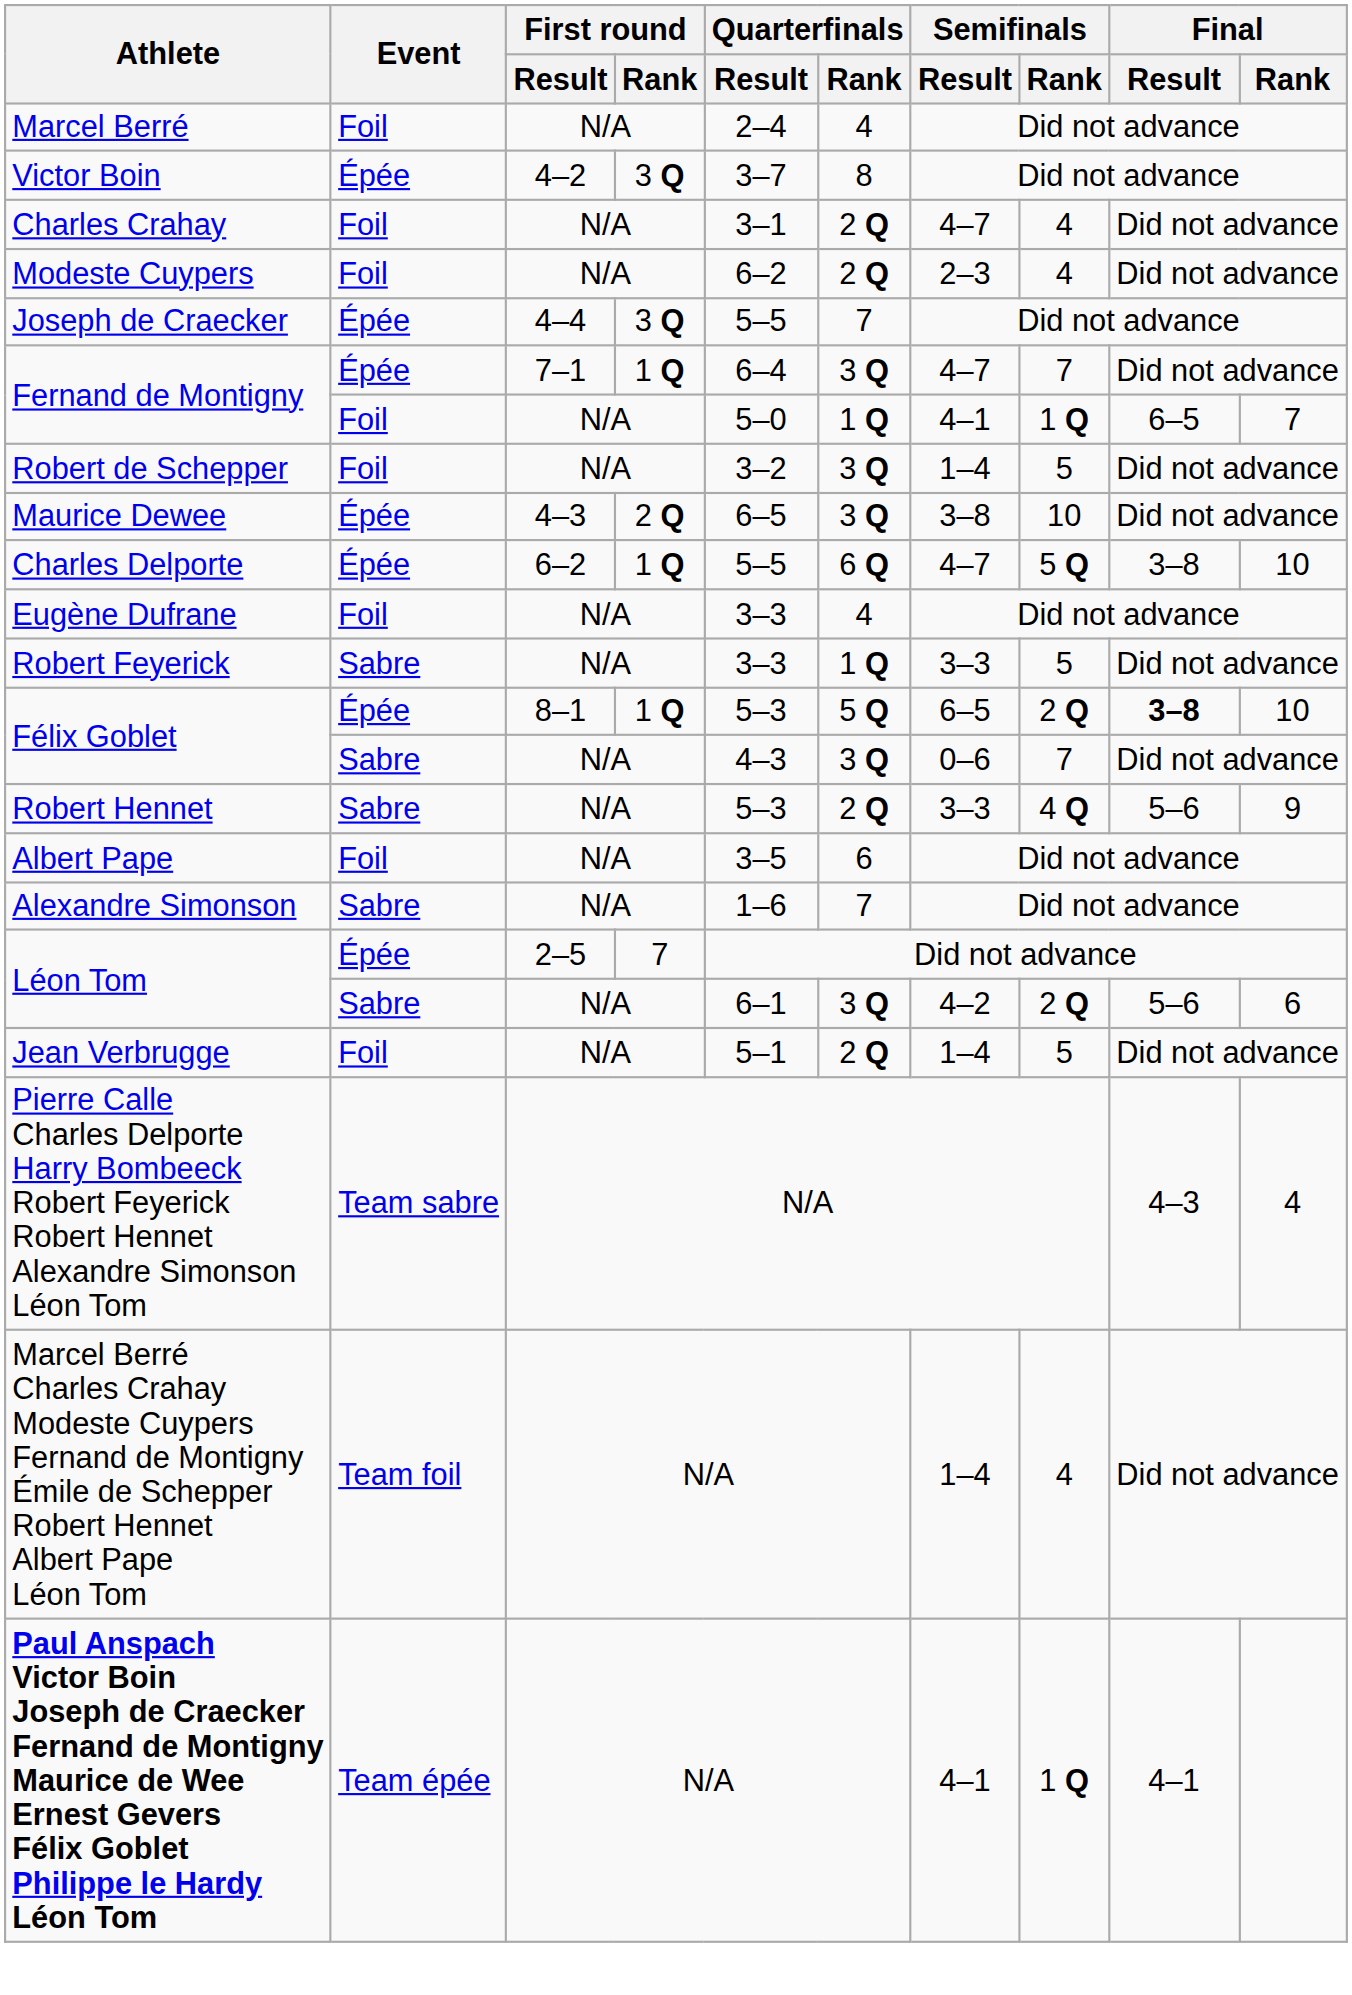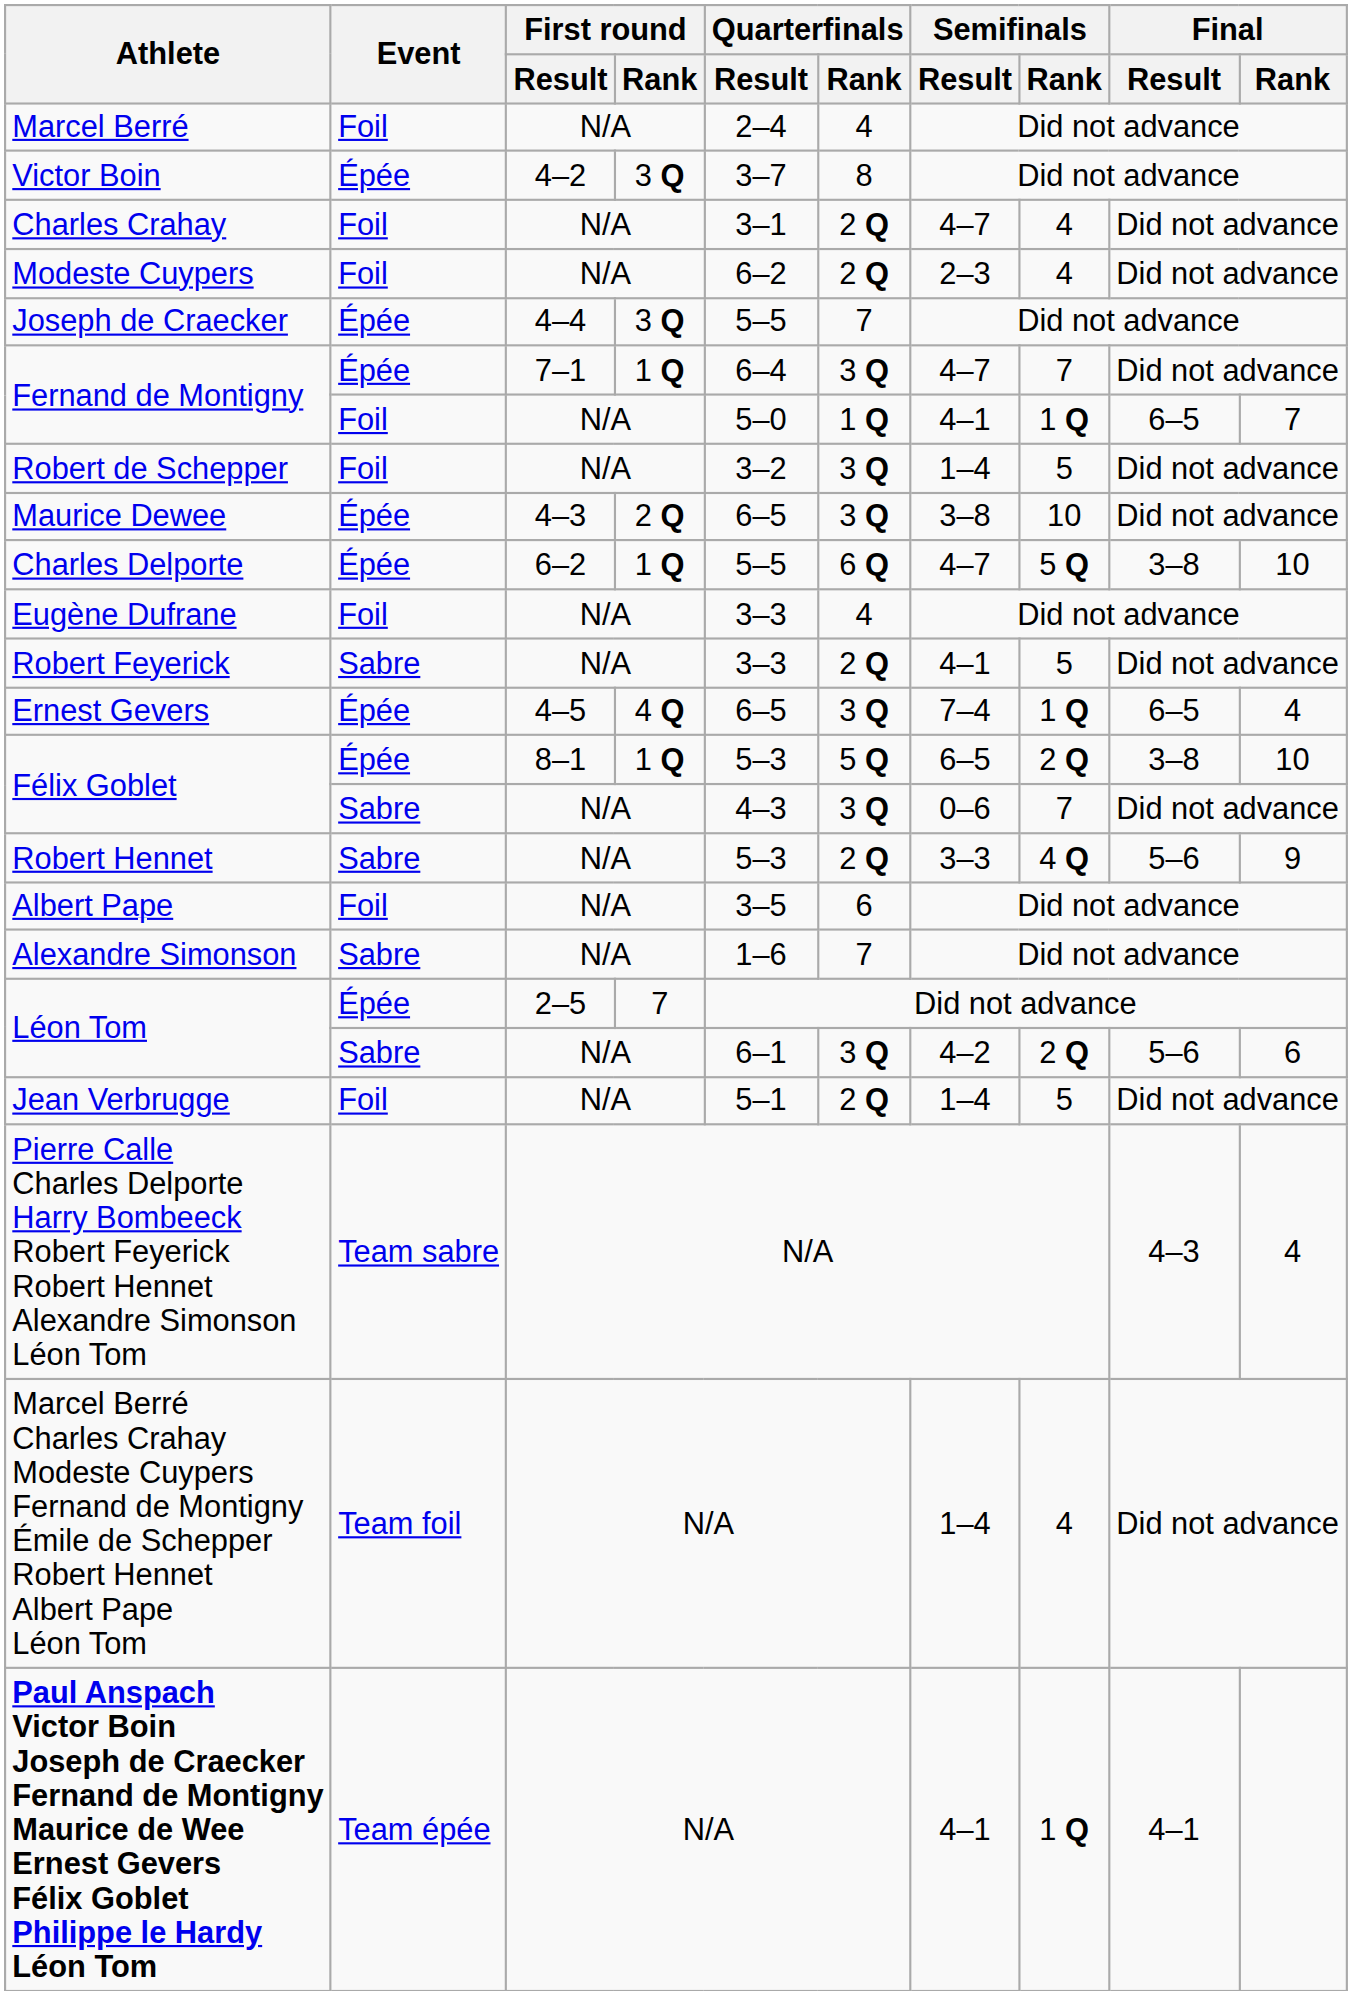(864, 663) 1 Q -> (864, 663) 2 Q
(965, 663) 3–3 -> (965, 663) 4–1
+ row: (111, 711)
(1174, 711) bold -> (1174, 760) normal
